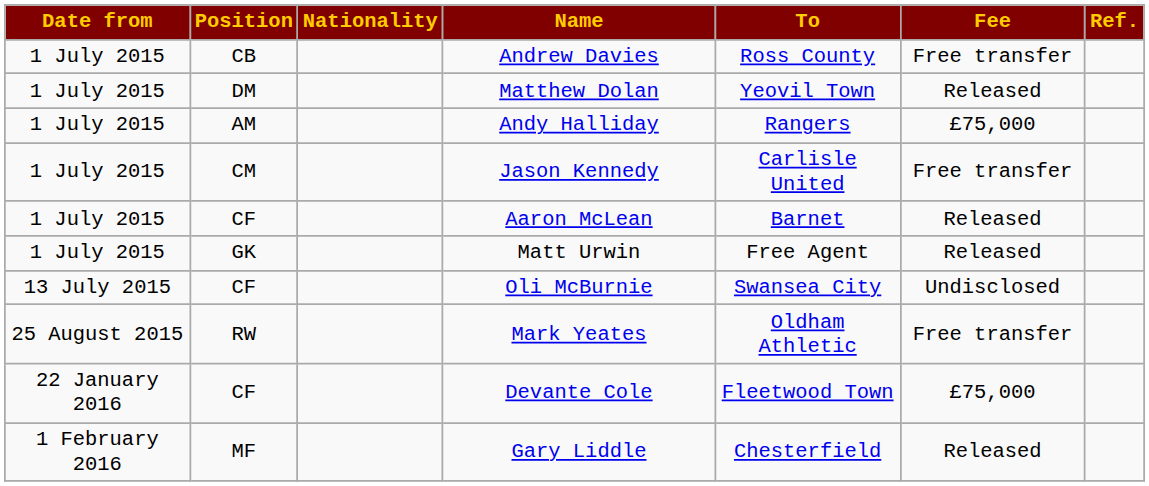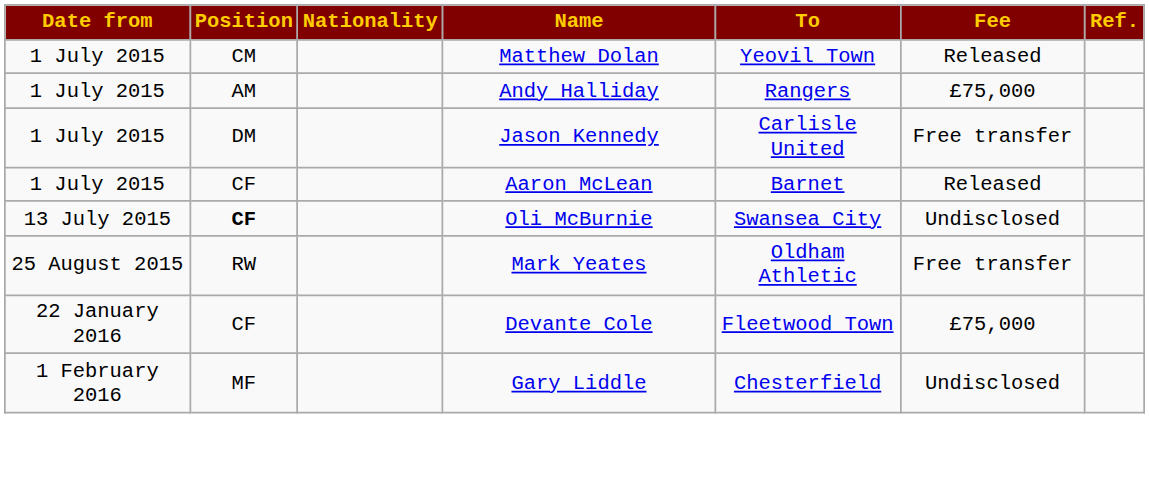- row: (579, 56)
(244, 91) DM -> (244, 56) CM
(244, 172) CM -> (244, 137) DM
- row: (579, 253)
(244, 287) normal -> (244, 218) bold
(993, 451) Released -> (993, 383) Undisclosed
